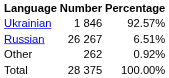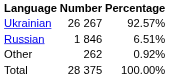(88, 23) 1 846 -> (85, 23) 26 267
(85, 39) 26 267 -> (88, 39) 1 846
